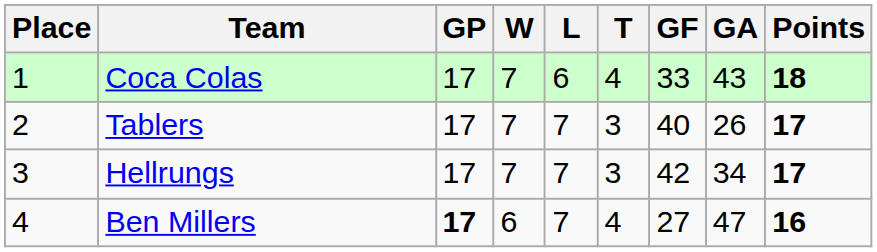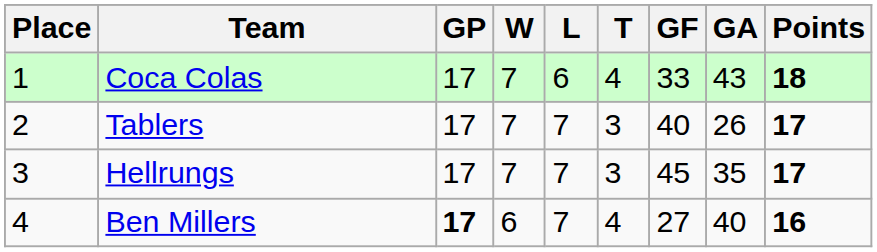(673, 173) 42 -> (673, 173) 45
(730, 173) 34 -> (730, 173) 35
(730, 221) 47 -> (730, 221) 40
